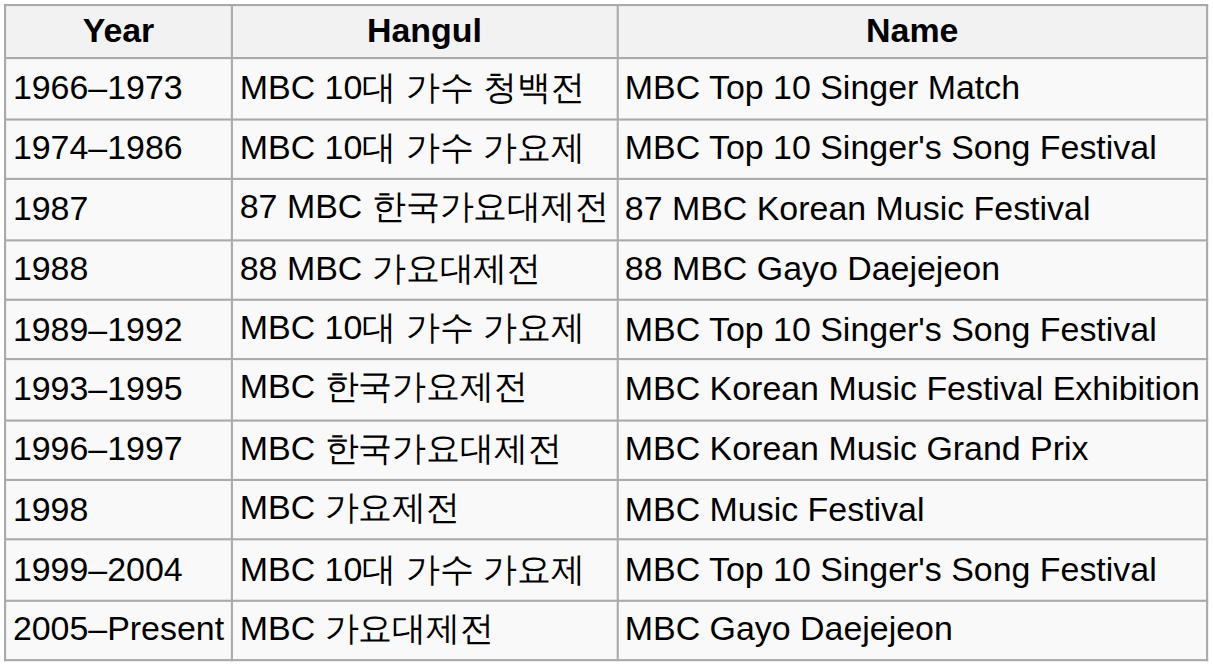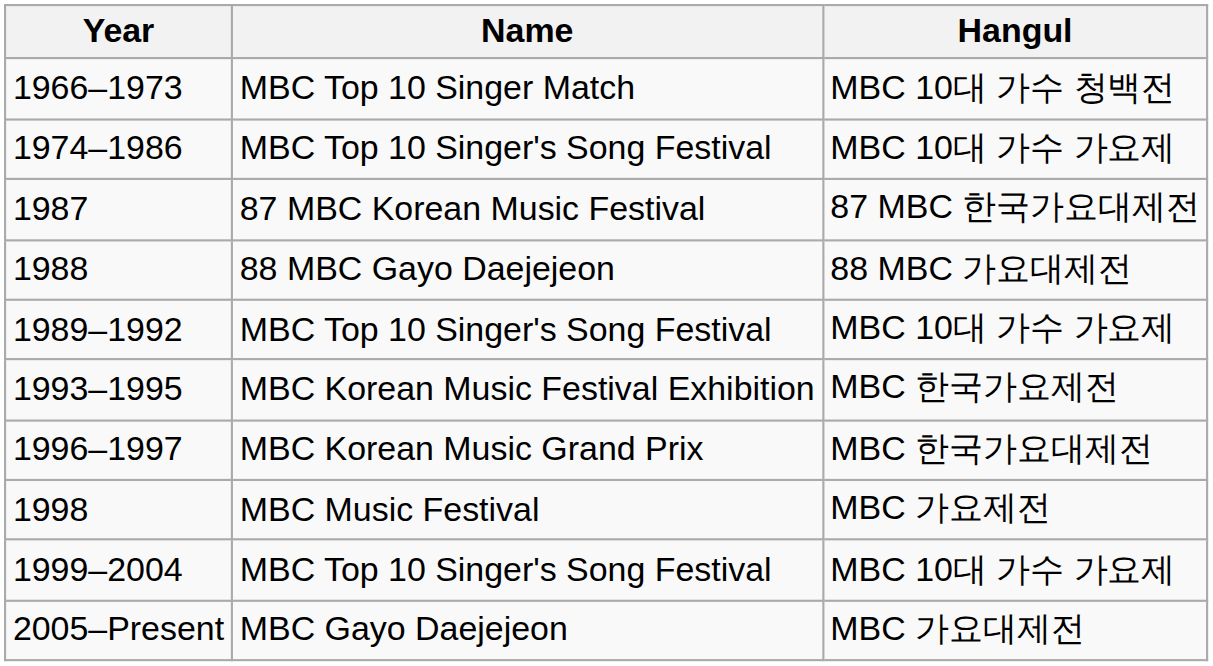columns swapped: (912, 31) <-> (424, 31)
